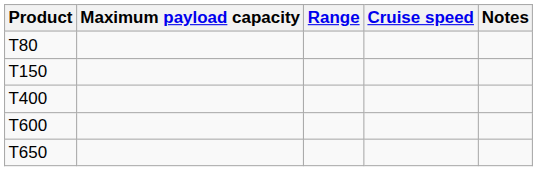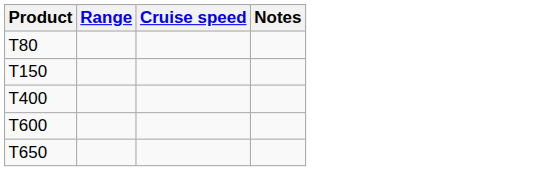- column: (190, 17)
